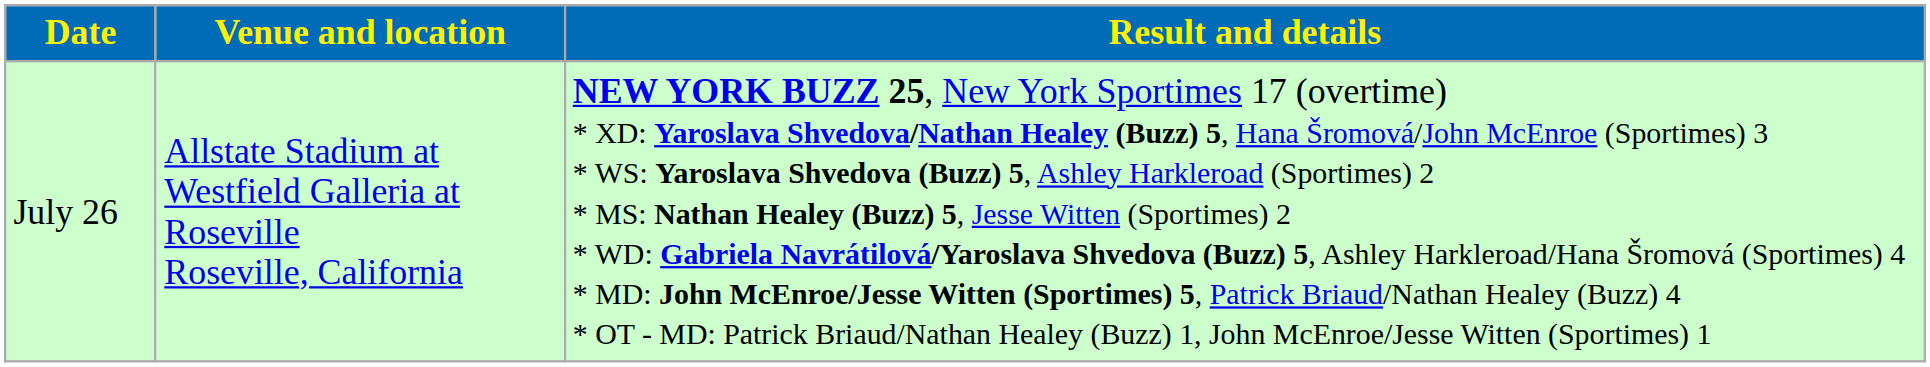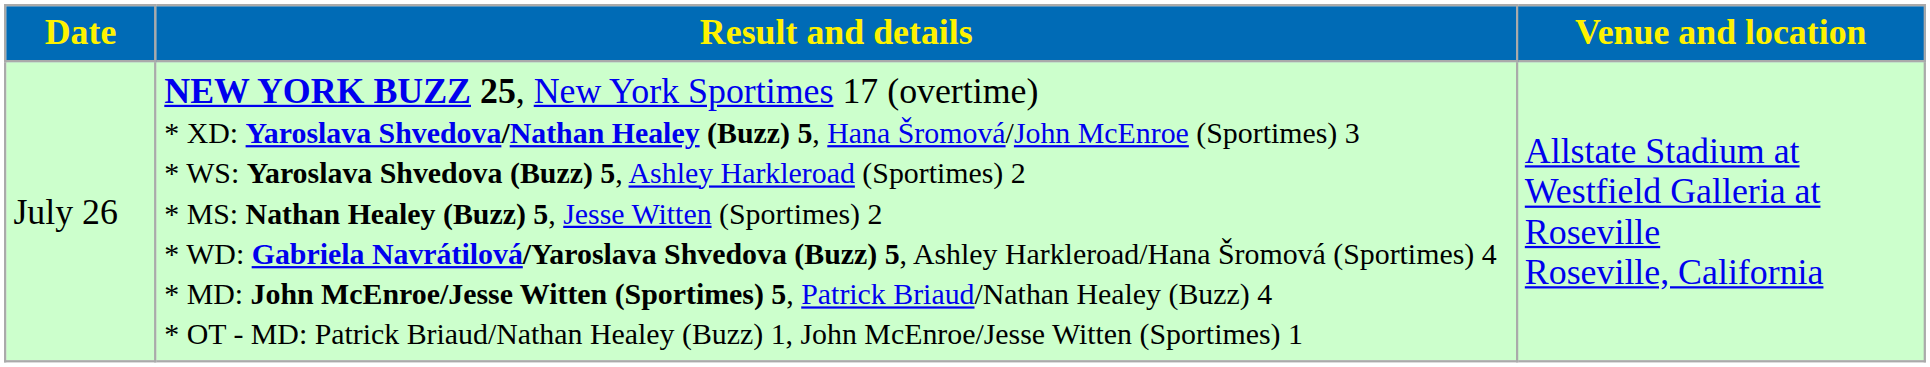columns swapped: (360, 32) <-> (1245, 32)
